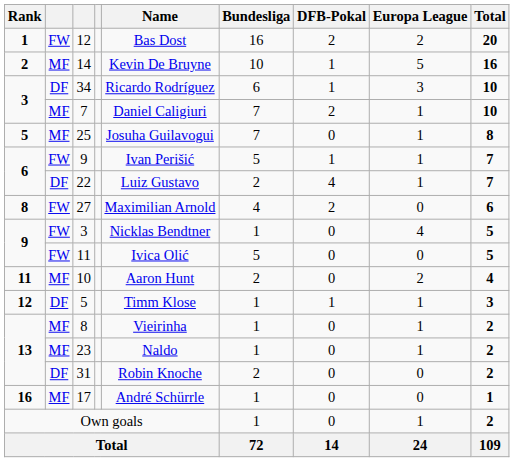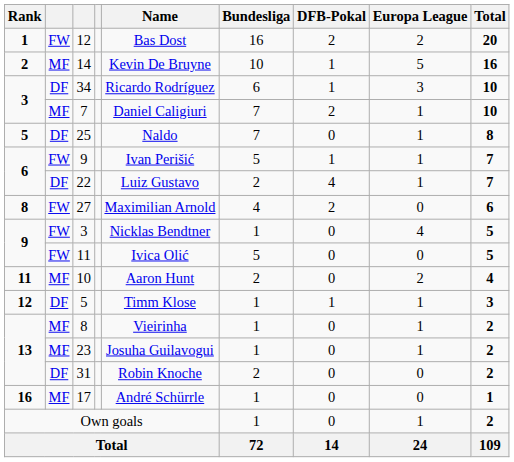(59, 135) MF -> (59, 135) DF
(160, 135) Josuha Guilavogui -> (160, 135) Naldo
(160, 349) Naldo -> (160, 349) Josuha Guilavogui
